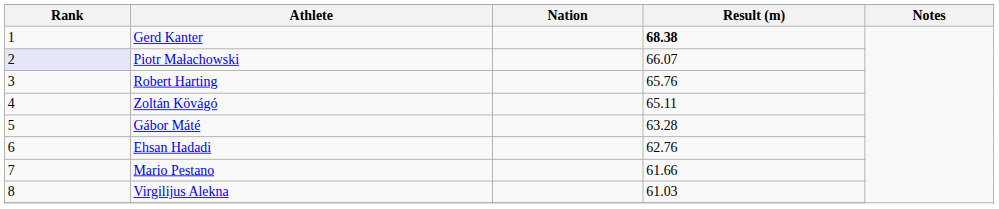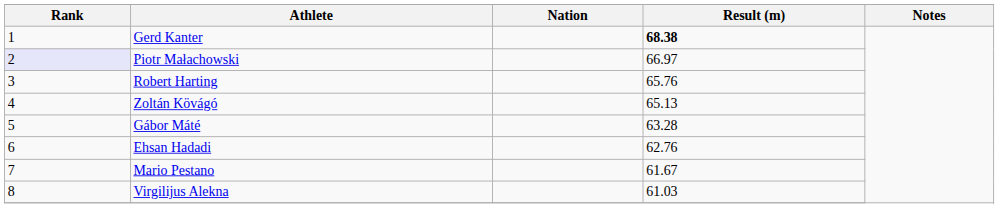(662, 59) 66.07 -> (662, 59) 66.97
(662, 103) 65.11 -> (662, 103) 65.13
(662, 170) 61.66 -> (662, 170) 61.67
